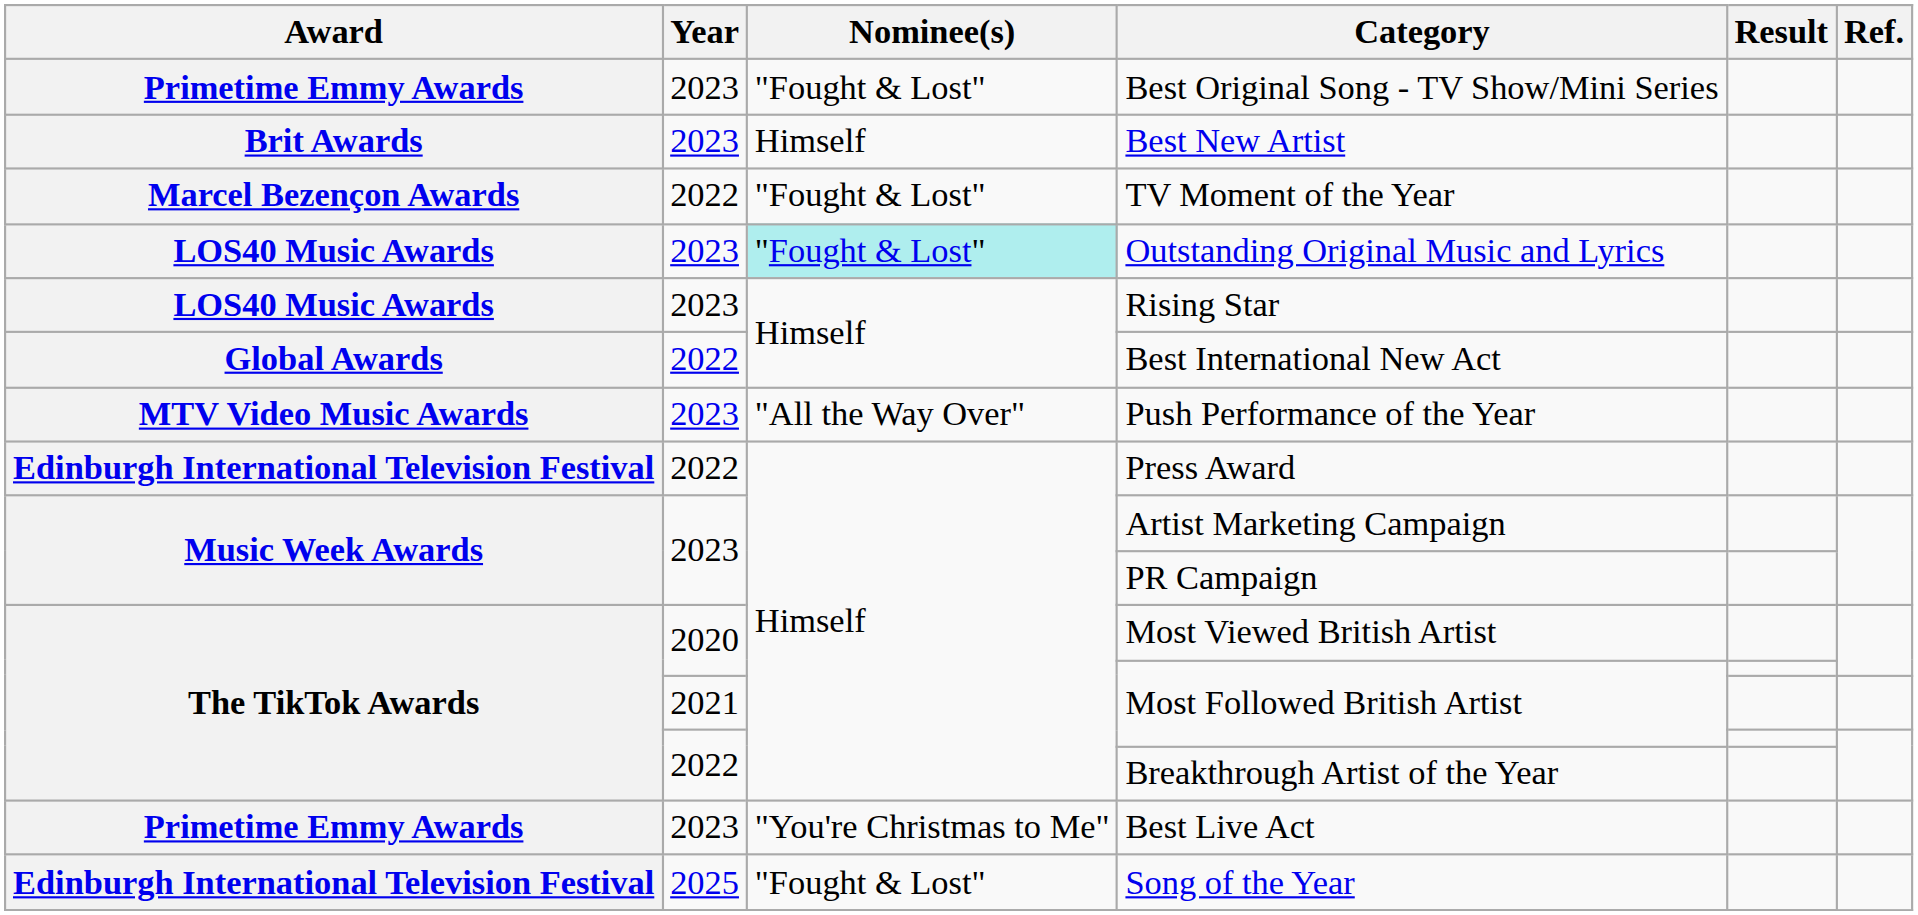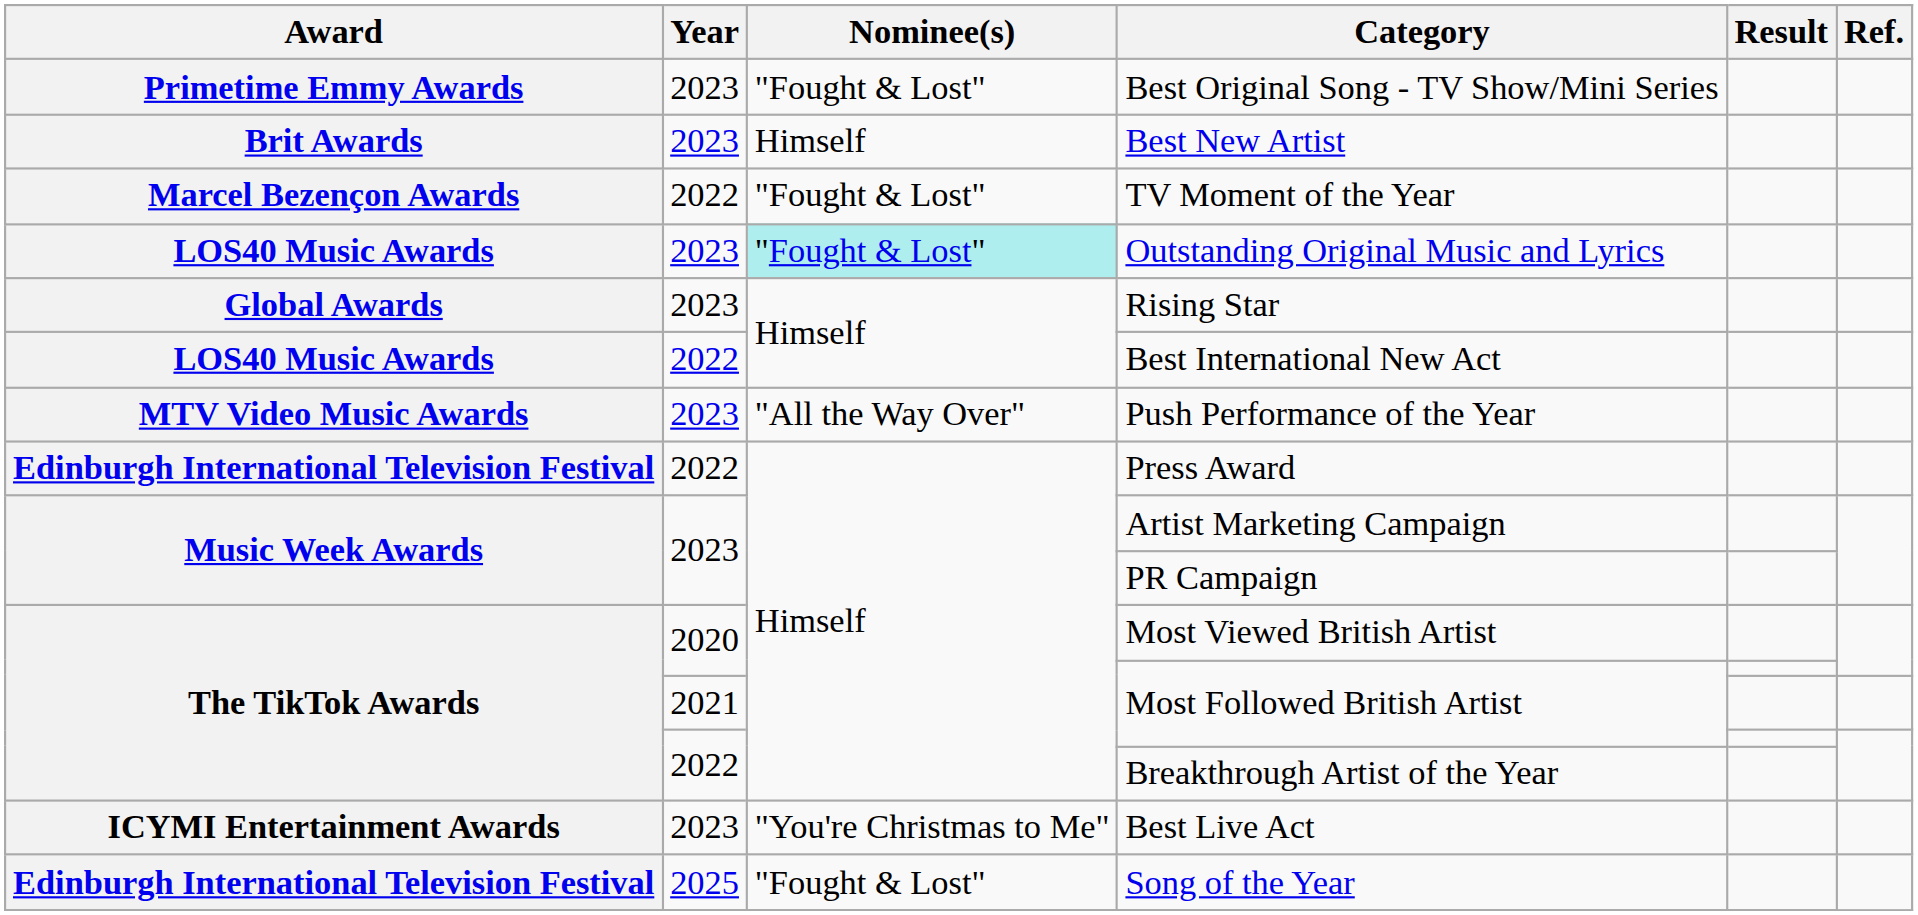(334, 304) LOS40 Music Awards -> (334, 304) Global Awards
(334, 359) Global Awards -> (334, 359) LOS40 Music Awards
(334, 827) Primetime Emmy Awards -> (334, 827) ICYMI Entertainment Awards
